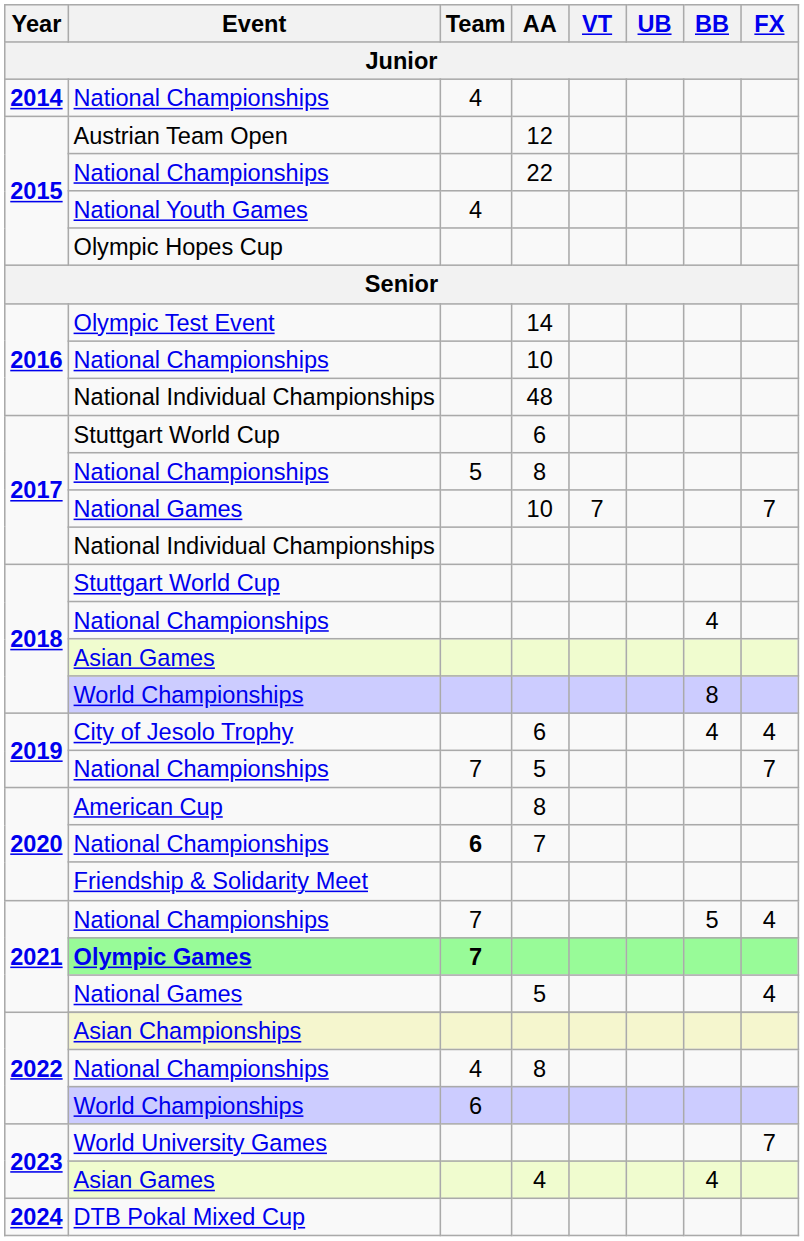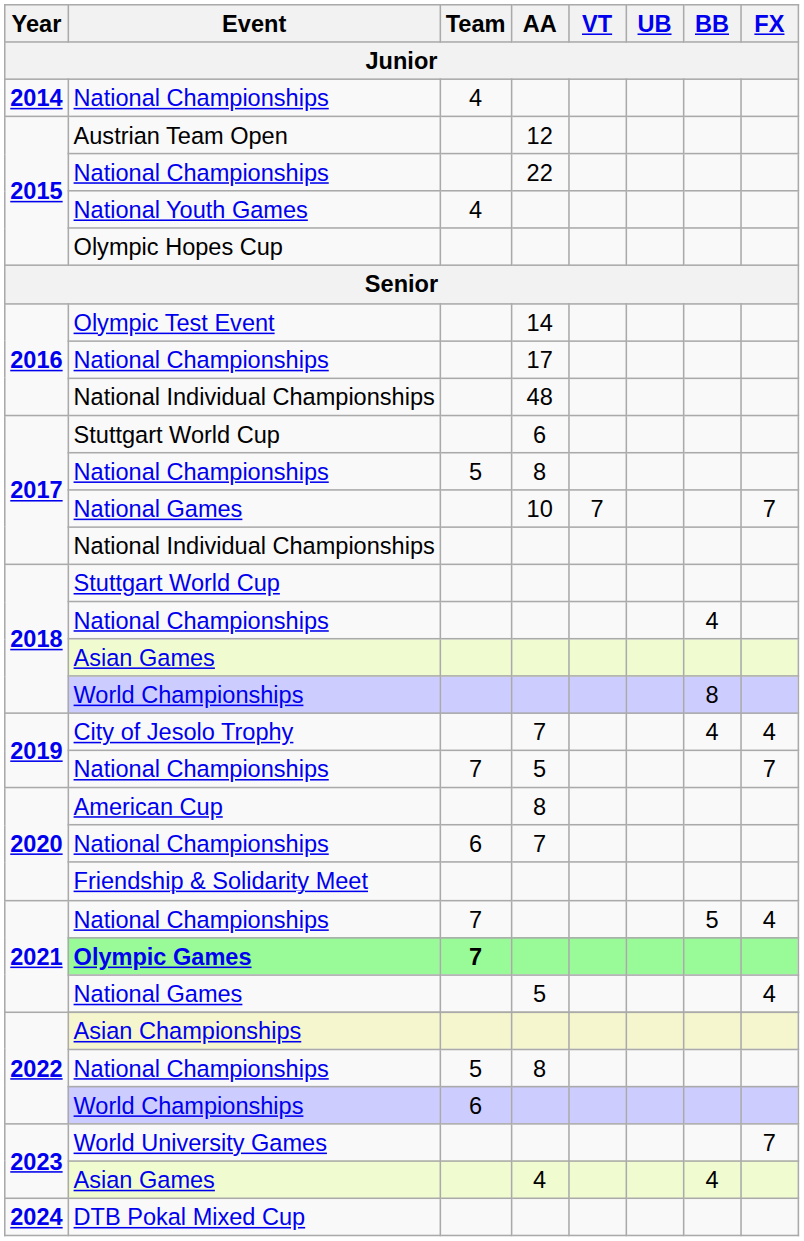(540, 359) 10 -> (540, 359) 17
(540, 732) 6 -> (540, 732) 7
(476, 844) bold -> (476, 844) normal
(476, 1068) 4 -> (476, 1068) 5
